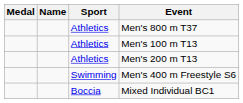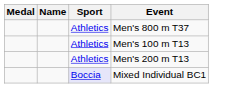- row: (179, 75)
(86, 91) no background -> (86, 75) lavender background
